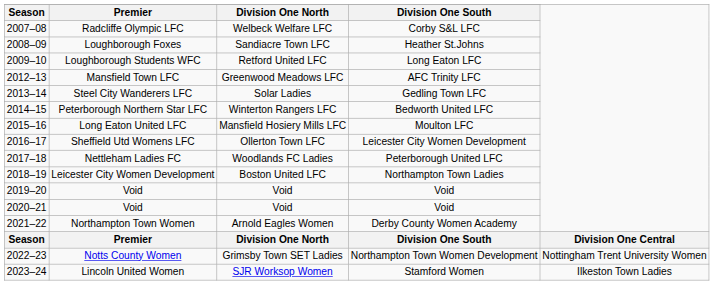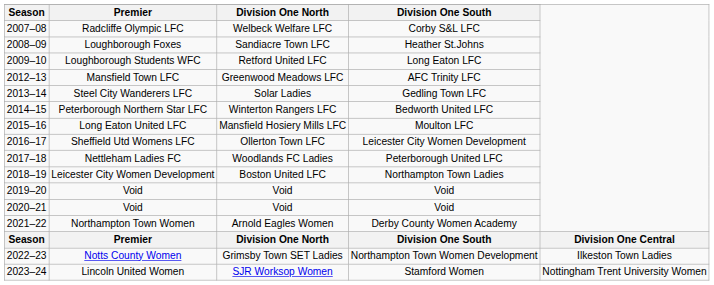(624, 256) Nottingham Trent University Women -> (624, 256) Ilkeston Town Ladies
(624, 272) Ilkeston Town Ladies -> (624, 272) Nottingham Trent University Women
